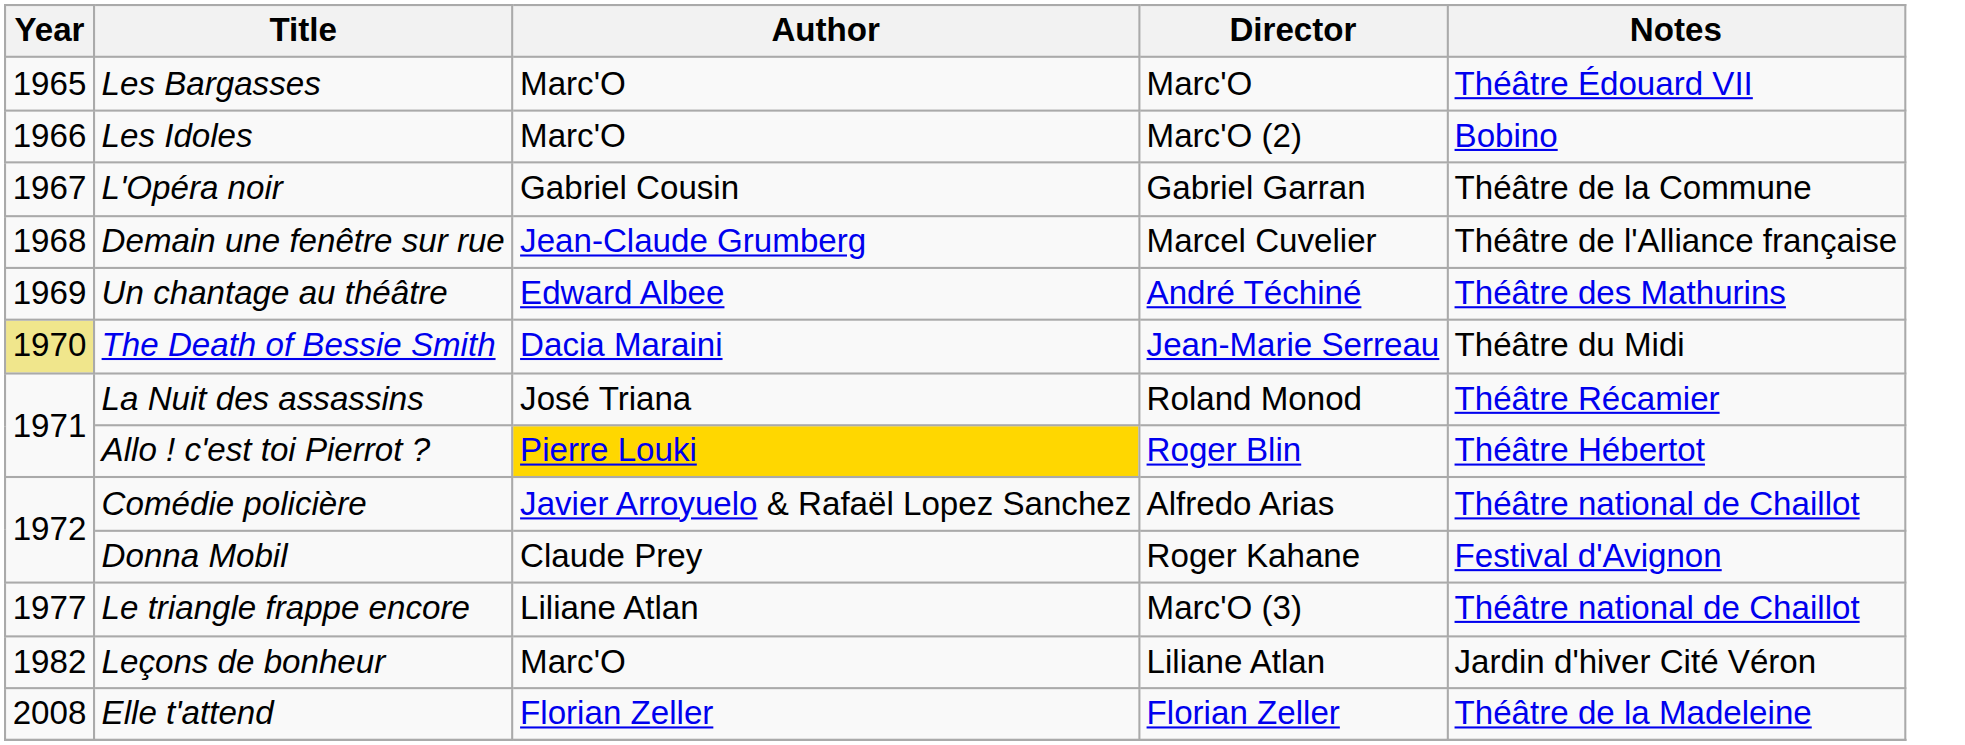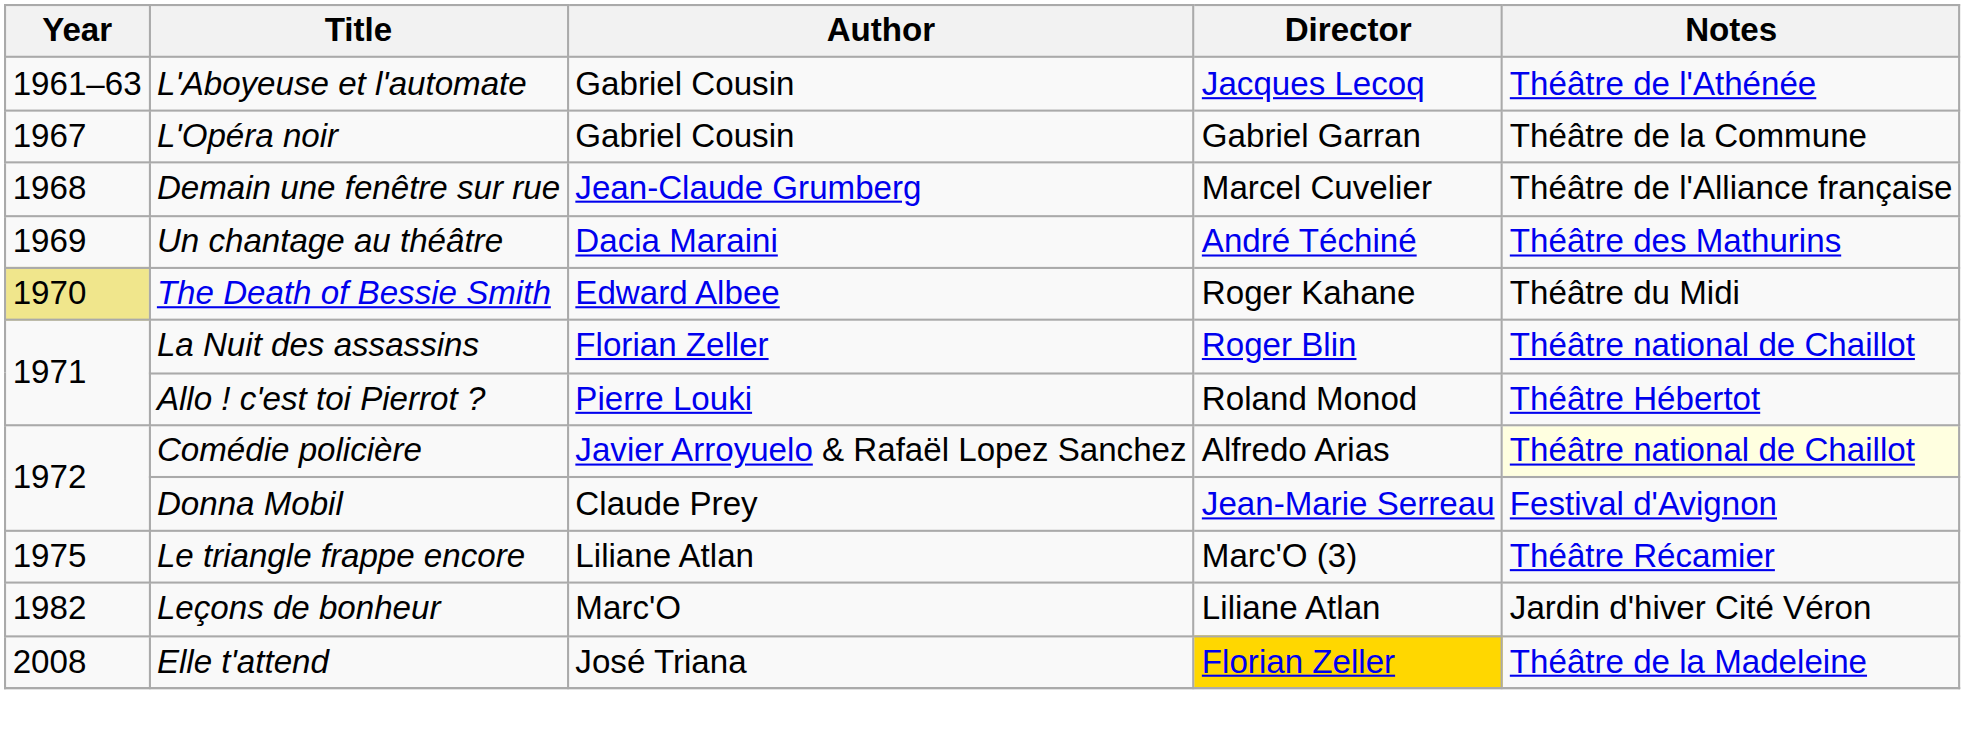+ row: (342, 83)
- row: (211, 83)
- row: (177, 135)
(622, 293) Edward Albee -> (677, 240) Dacia Maraini
(621, 345) Dacia Maraini -> (678, 293) Edward Albee
(1293, 345) Jean-Marie Serreau -> (1309, 293) Roger Kahane
(606, 398) José Triana -> (672, 345) Florian Zeller
(1254, 398) Roland Monod -> (1279, 345) Roger Blin
(1587, 398) Théâtre Récamier -> (1712, 345) Théâtre national de Chaillot
(608, 450) gold background -> (664, 398) no background
(1224, 450) Roger Blin -> (1310, 398) Roland Monod
(1657, 503) no background -> (1712, 450) lightyellow background
(1253, 556) Roger Kahane -> (1348, 503) Jean-Marie Serreau
(50, 608) 1977 -> (50, 556) 1975
(1657, 608) Théâtre national de Chaillot -> (1642, 556) Théâtre Récamier
(617, 713) Florian Zeller -> (661, 661) José Triana
(1243, 713) no background -> (1298, 661) gold background
